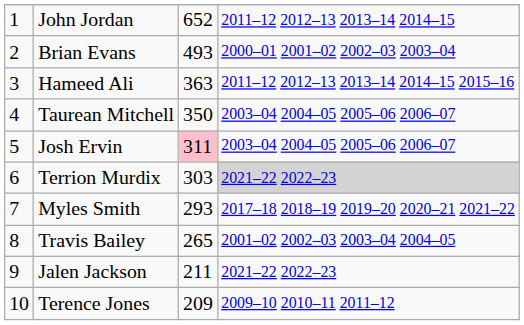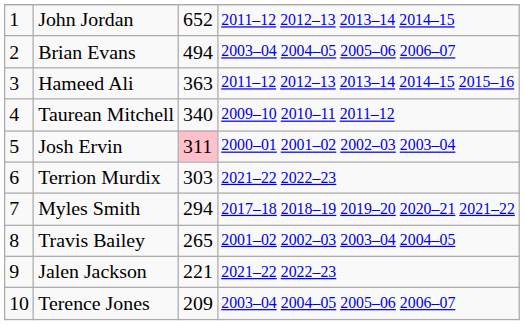(198, 51) 493 -> (198, 51) 494
(338, 51) 2000–01 2001–02 2002–03 2003–04 -> (338, 51) 2003–04 2004–05 2005–06 2006–07
(198, 114) 350 -> (198, 114) 340
(338, 114) 2003–04 2004–05 2005–06 2006–07 -> (308, 114) 2009–10 2010–11 2011–12
(338, 146) 2003–04 2004–05 2005–06 2006–07 -> (338, 146) 2000–01 2001–02 2002–03 2003–04
(279, 177) lightgrey background -> (279, 177) no background
(198, 209) 293 -> (198, 209) 294
(198, 271) 211 -> (198, 271) 221
(308, 303) 2009–10 2010–11 2011–12 -> (338, 303) 2003–04 2004–05 2005–06 2006–07
